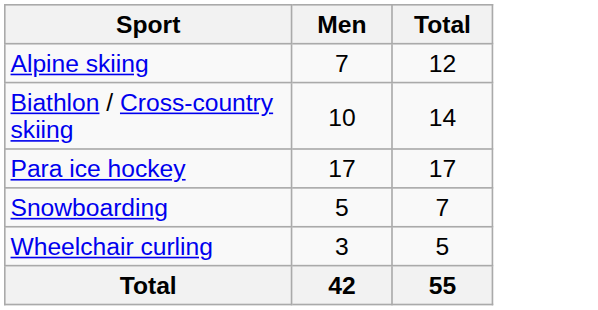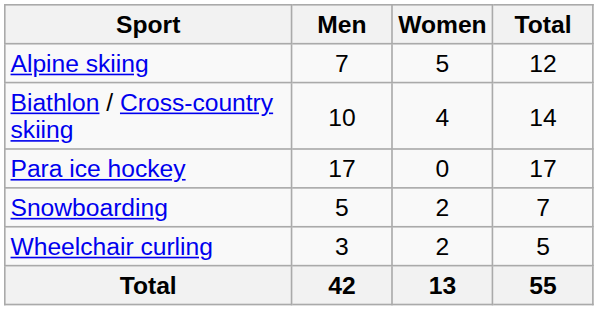+ column: (442, 24)
